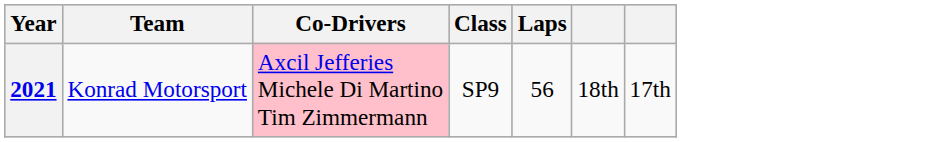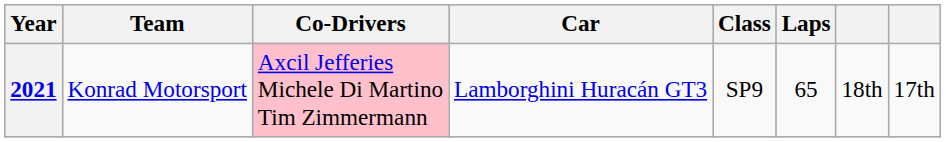+ column: (581, 24)
(542, 89) 56 -> (806, 89) 65
